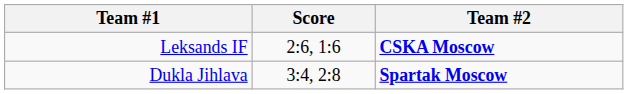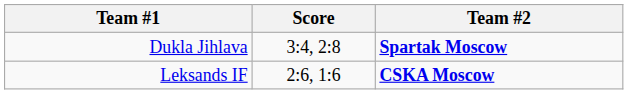rows swapped: (204, 46) <-> (199, 74)
